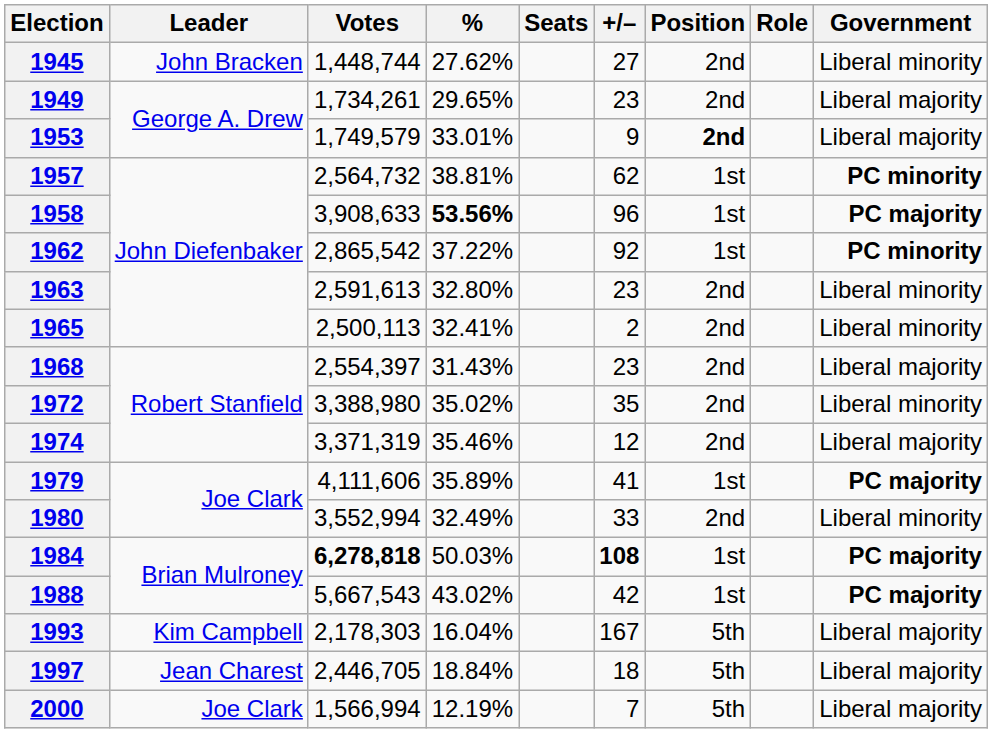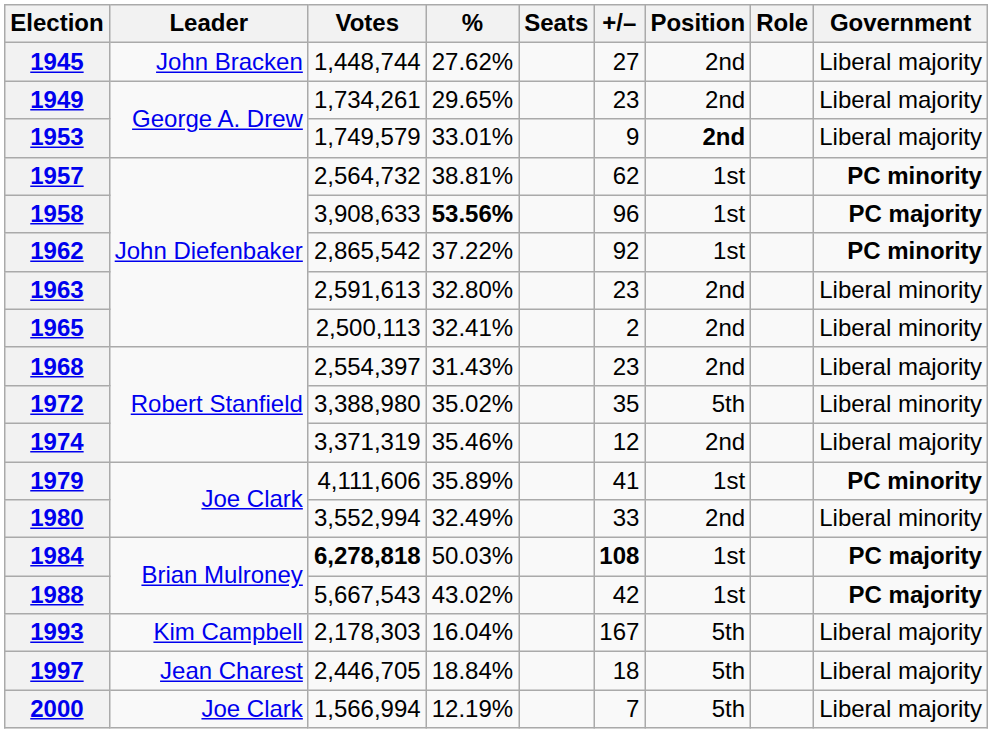(901, 61) Liberal minority -> (901, 61) Liberal majority
(725, 404) 2nd -> (728, 404) 5th
(915, 480) PC majority -> (915, 480) PC minority
